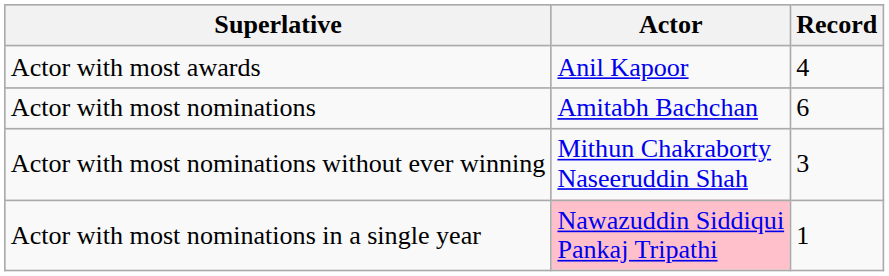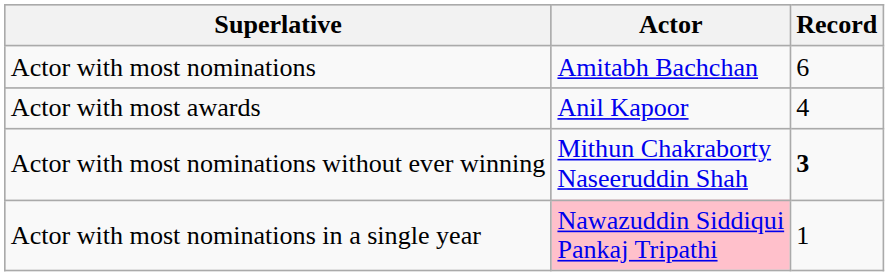rows swapped: (136, 66) <-> (163, 107)
(803, 163) normal -> (803, 163) bold
